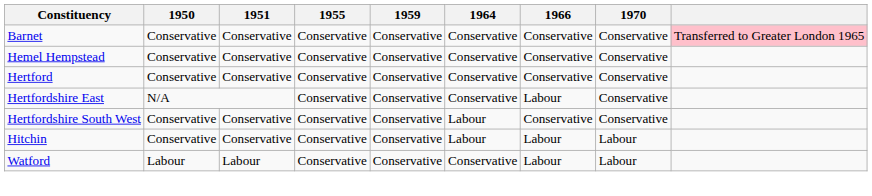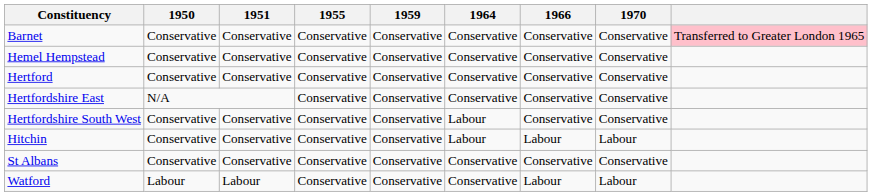(542, 98) Labour -> (558, 98) Conservative
+ row: (33, 160)
